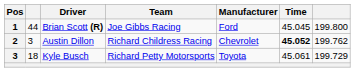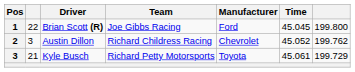(33, 27) 44 -> (33, 27) 22
(296, 41) bold -> (296, 41) normal
(33, 56) 18 -> (33, 56) 21
